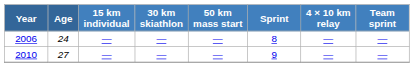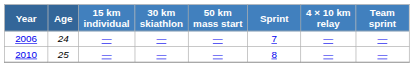(274, 39) 8 -> (274, 39) 7
(63, 55) 27 -> (63, 55) 25
(274, 55) 9 -> (274, 55) 8
